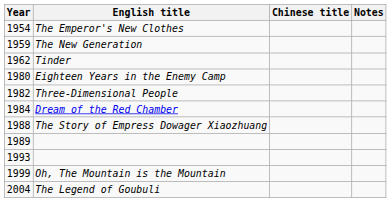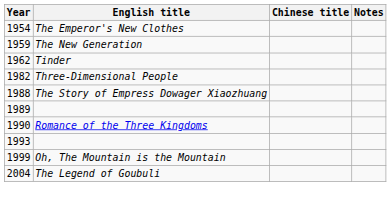- row: (19, 77)
- row: (19, 109)
+ row: (19, 125)
